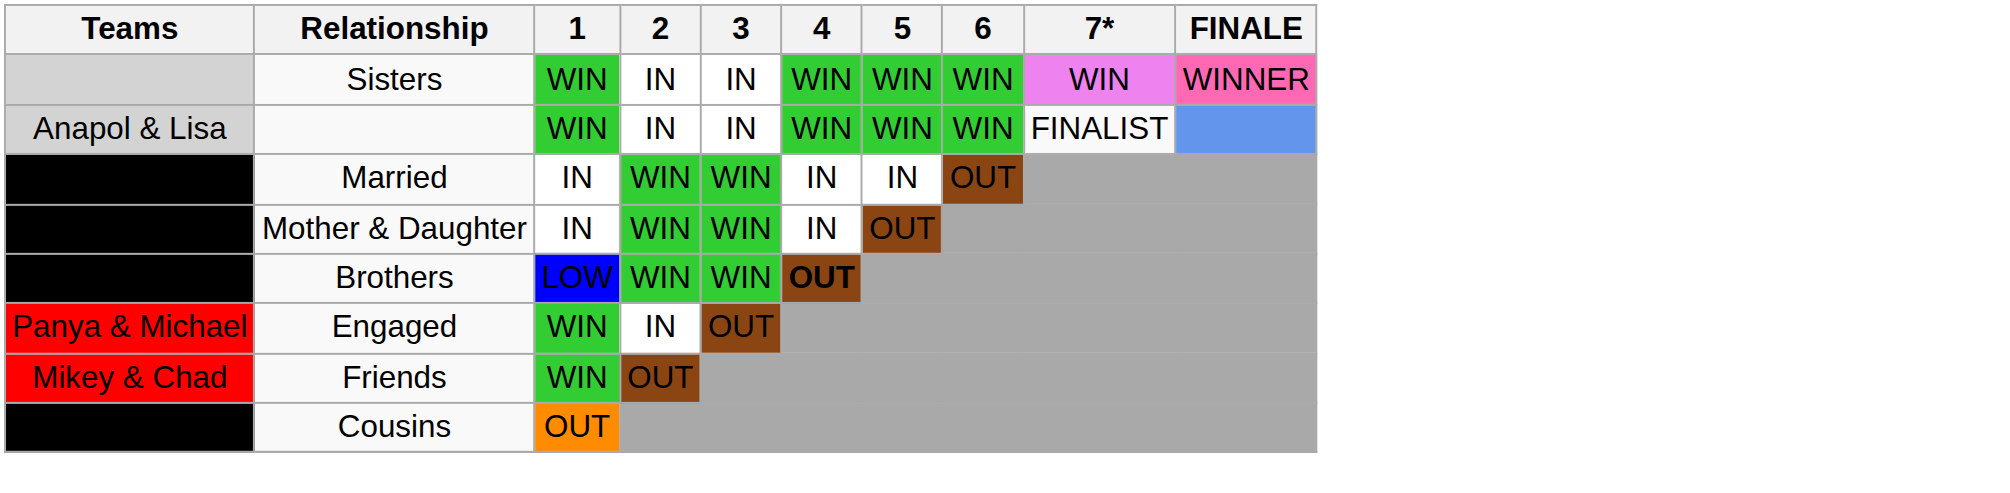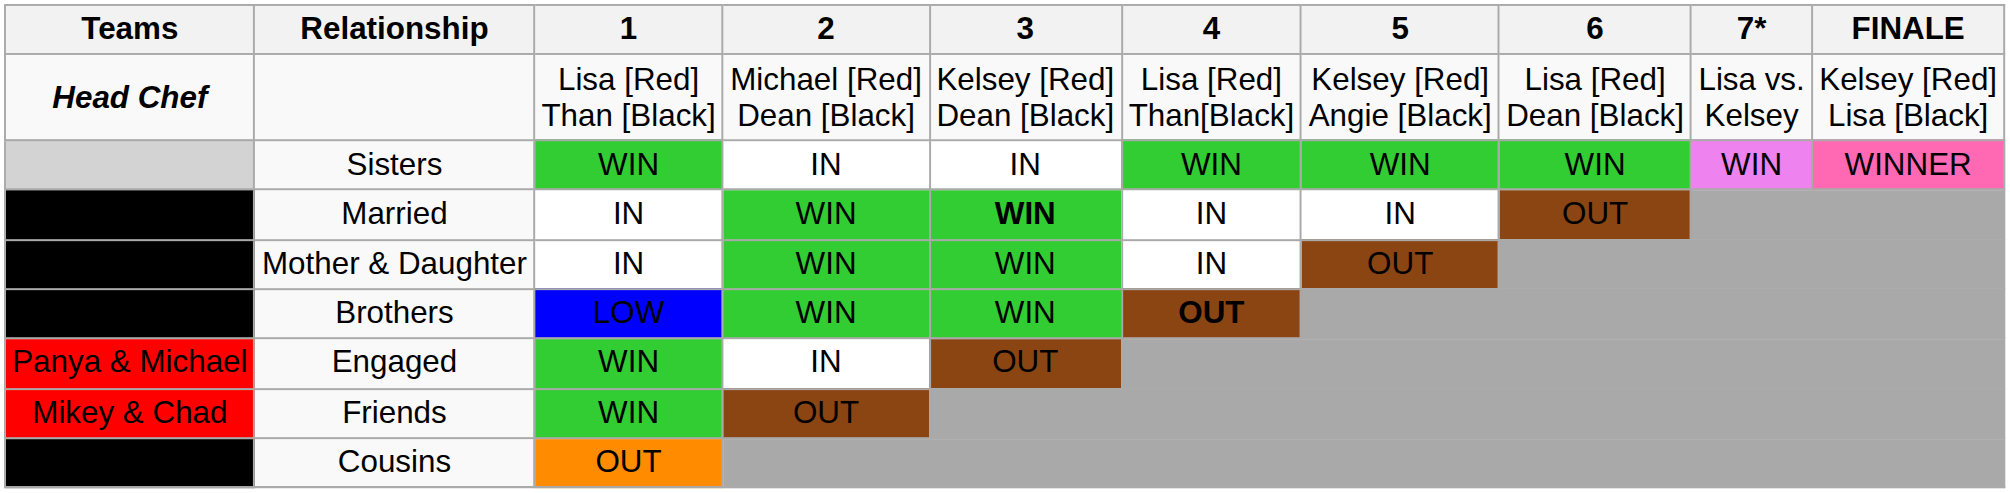+ row: (130, 96)
- row: (130, 128)
(741, 178) normal -> (1025, 213) bold
